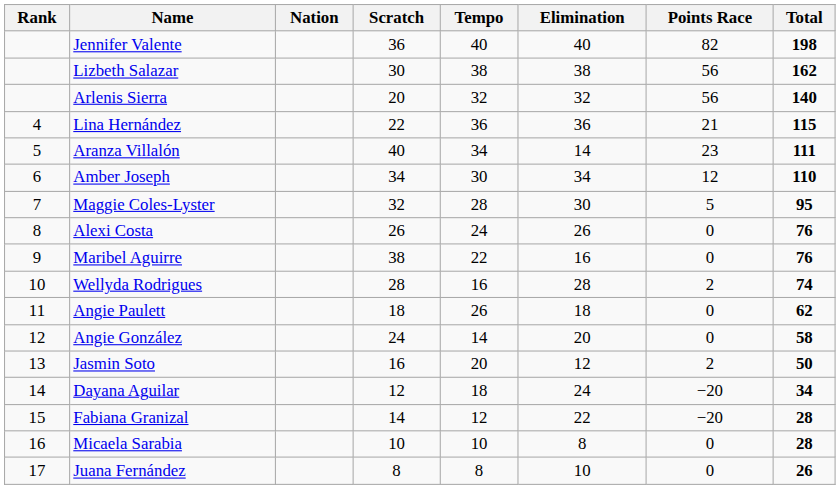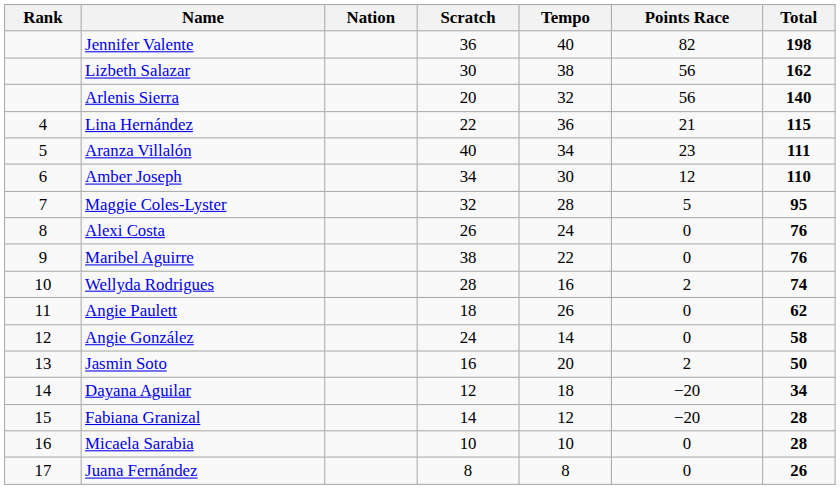- column: (582, 17)
